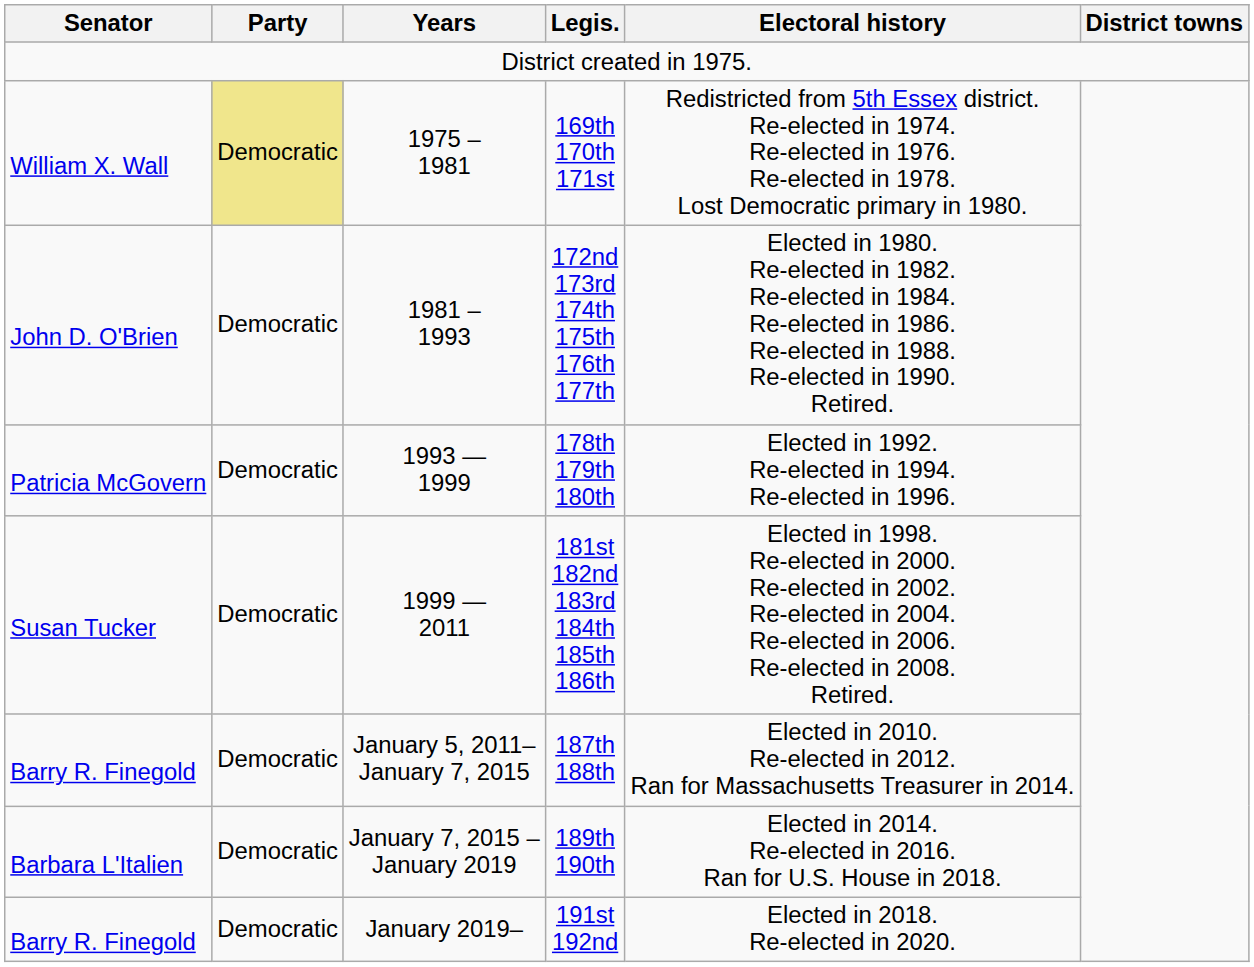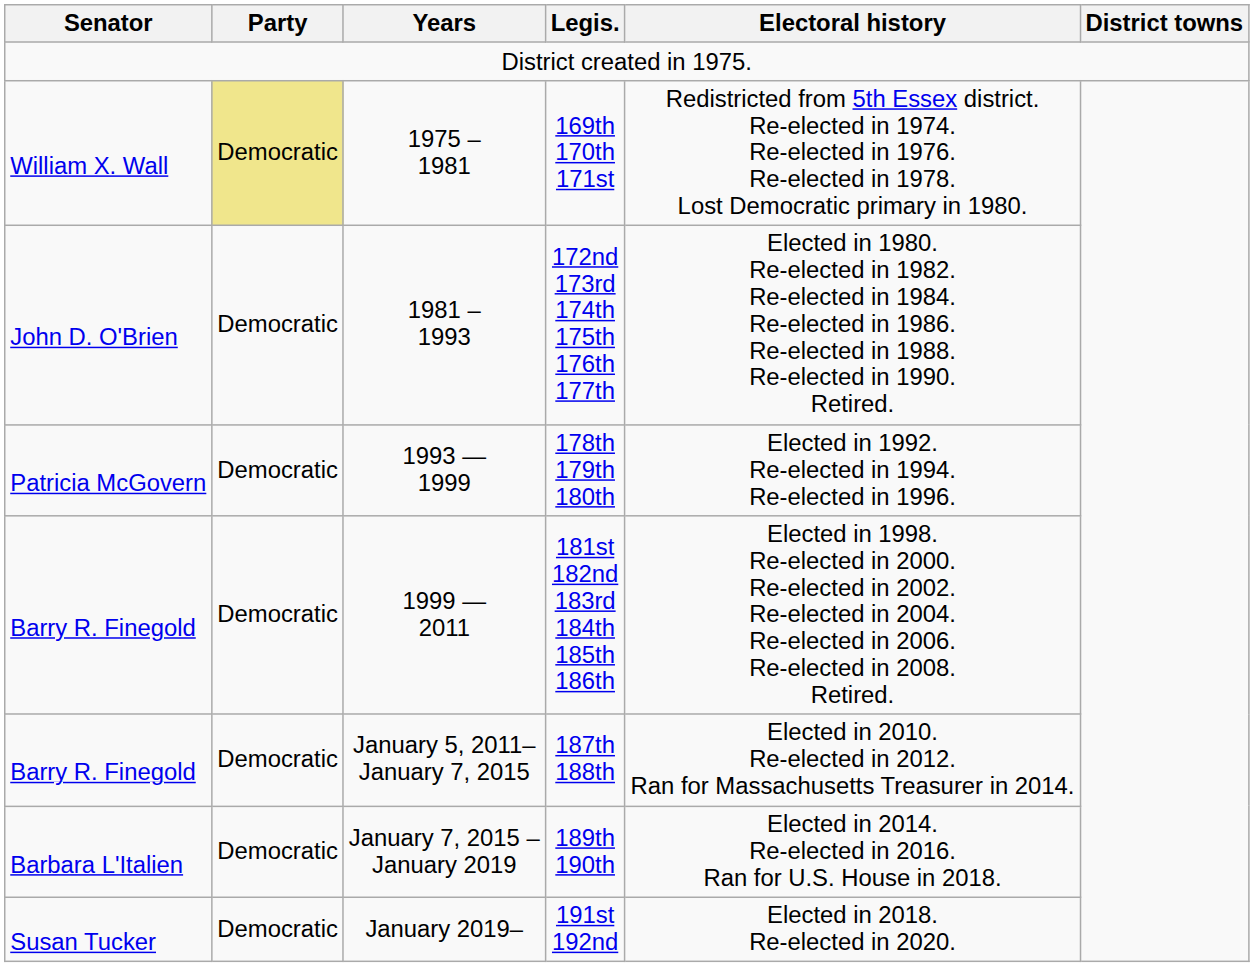(83, 628) Susan Tucker -> (103, 628) Barry R. Finegold
(103, 942) Barry R. Finegold -> (83, 942) Susan Tucker
